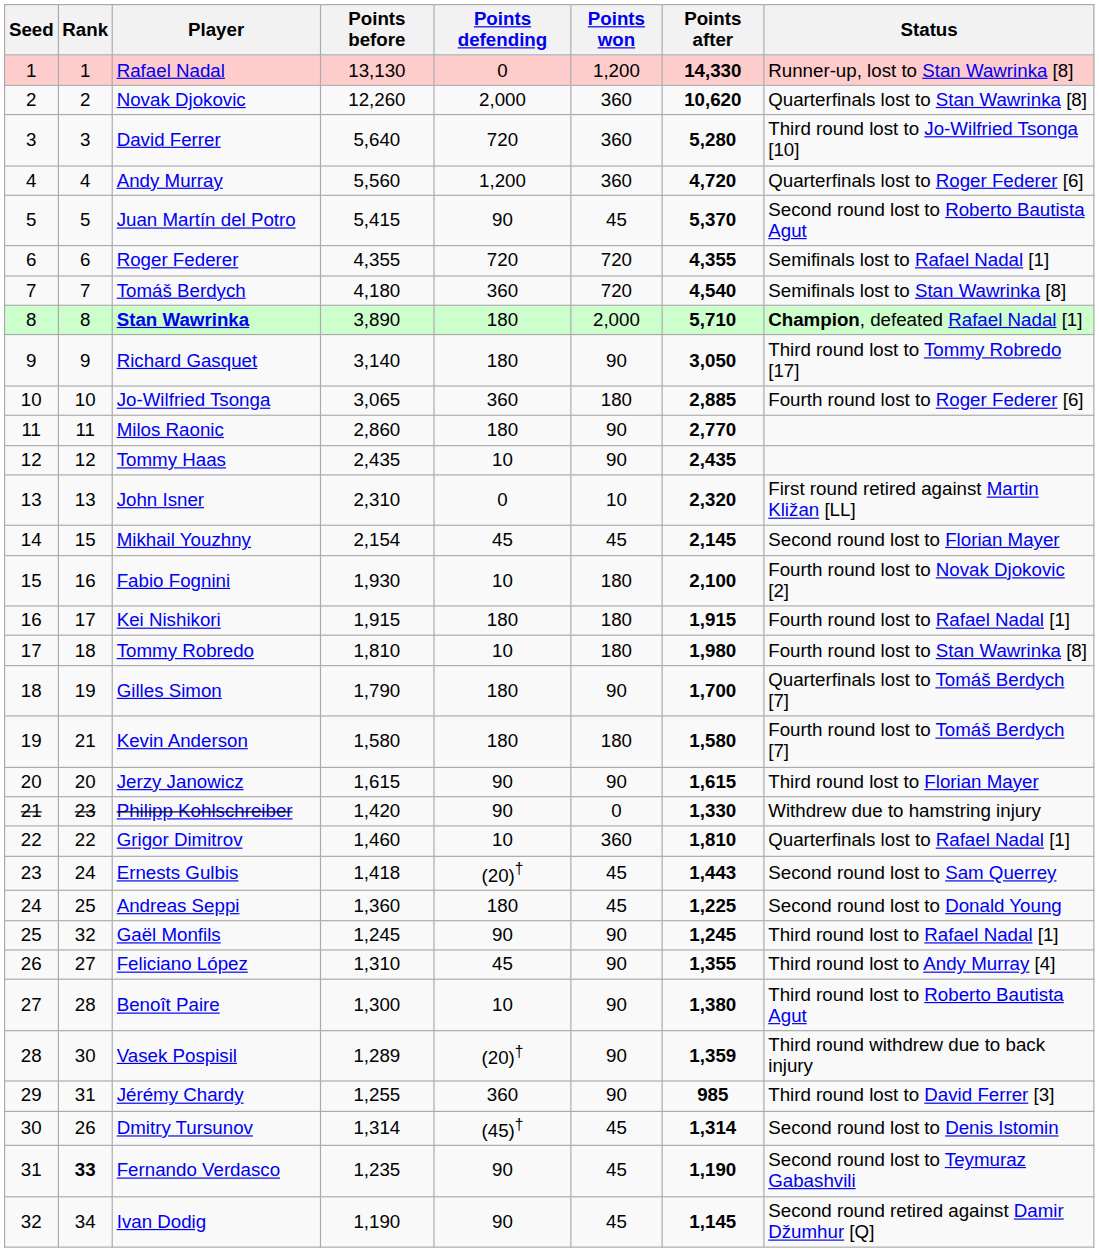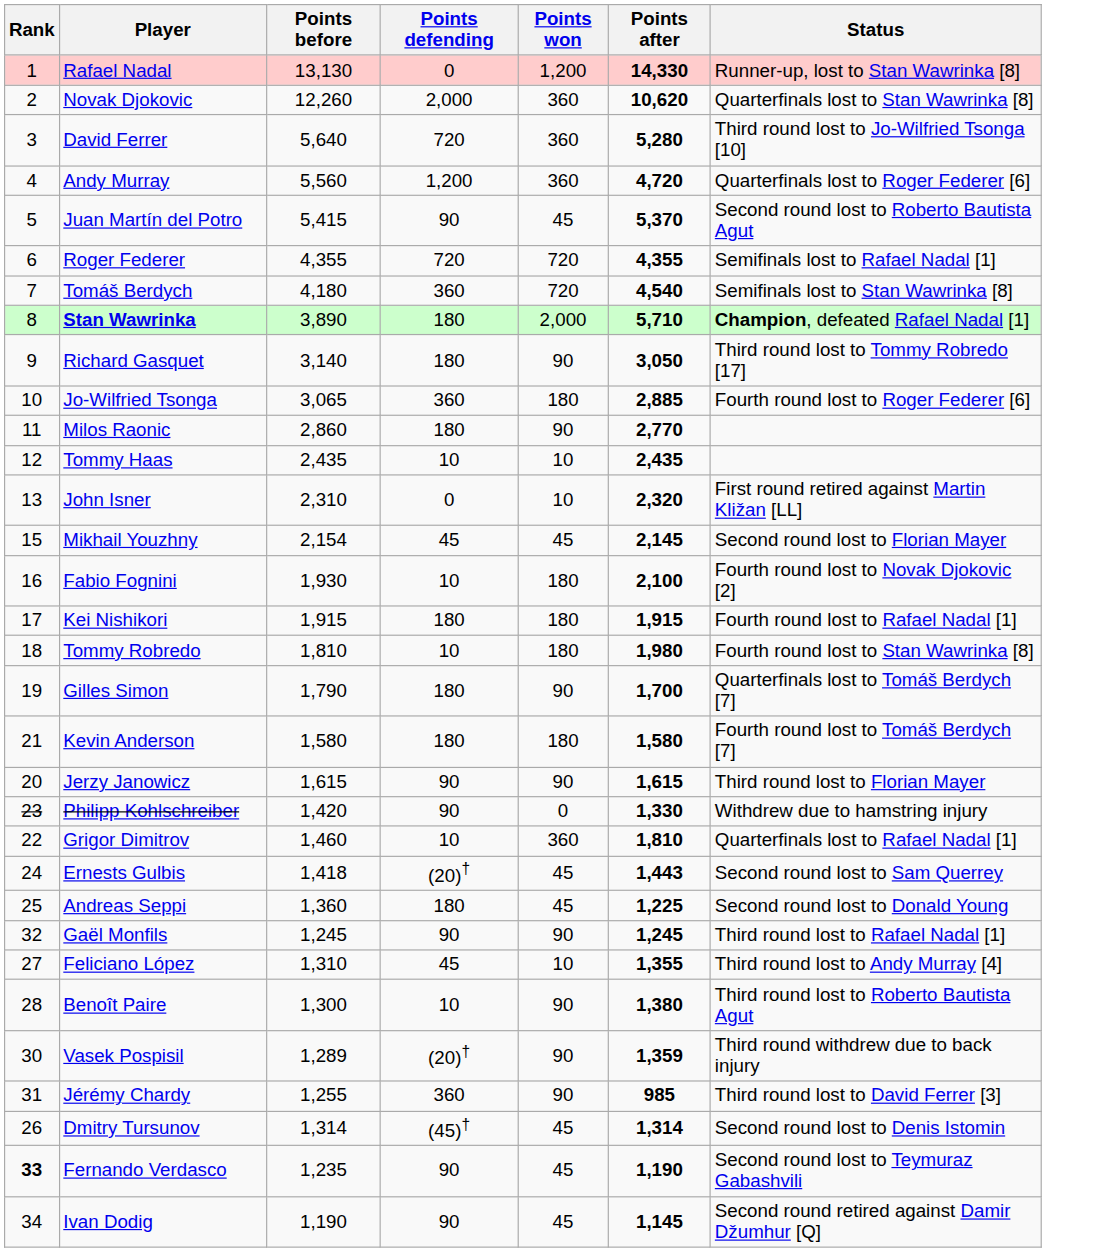- column: (31, 29)
(616, 459) 90 -> (563, 459) 10
(616, 964) 90 -> (563, 964) 10
